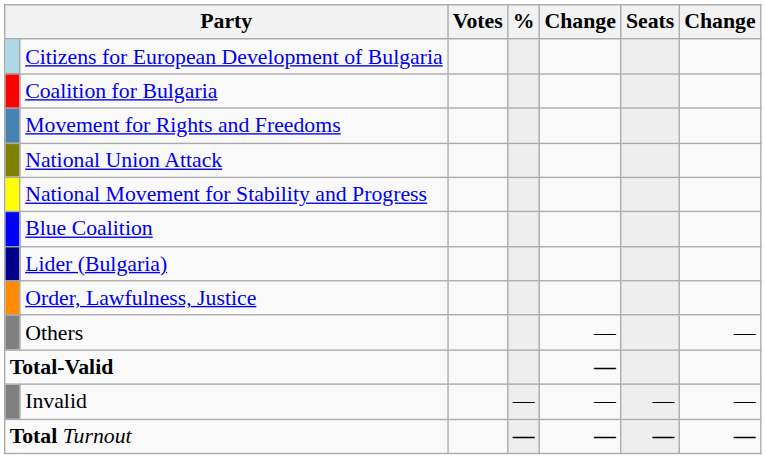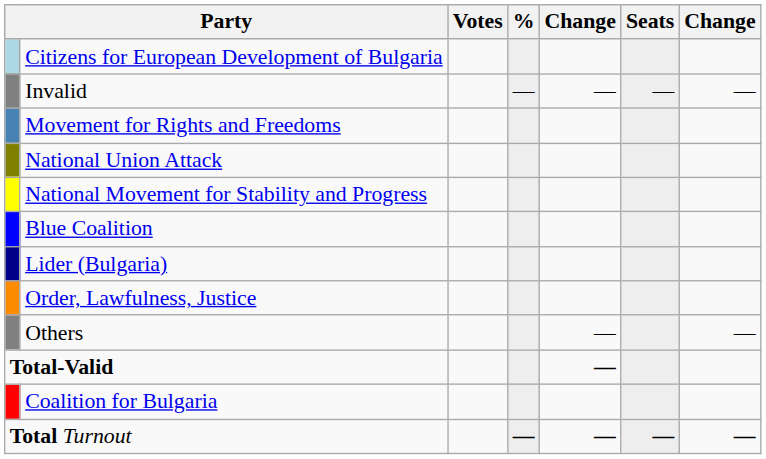rows swapped: (121, 90) <-> (56, 401)
